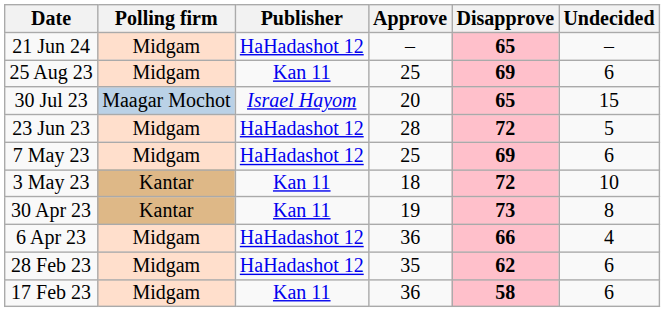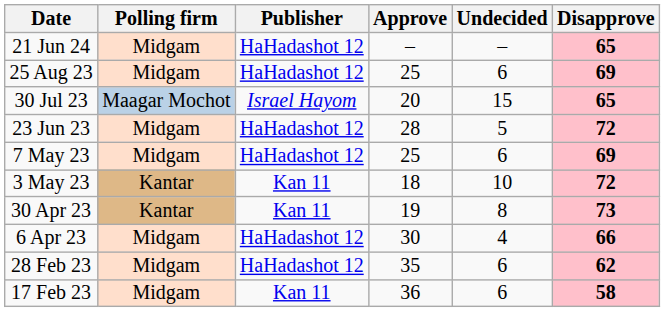columns swapped: (505, 18) <-> (609, 18)
(302, 73) Kan 11 -> (302, 73) HaHadashot 12
(410, 238) 36 -> (410, 238) 30
